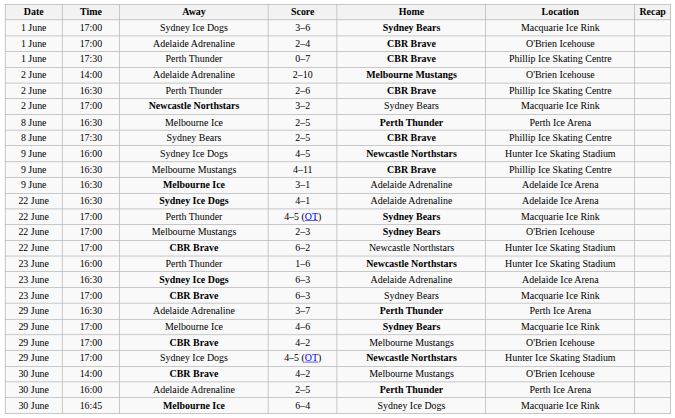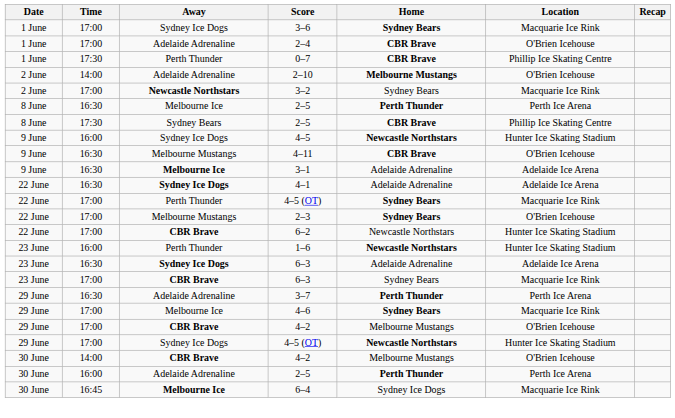- row: (194, 91)
(560, 169) Phillip Ice Skating Centre -> (560, 153) O'Brien Icehouse
